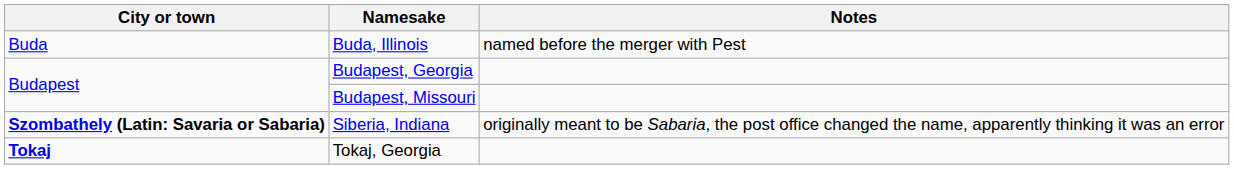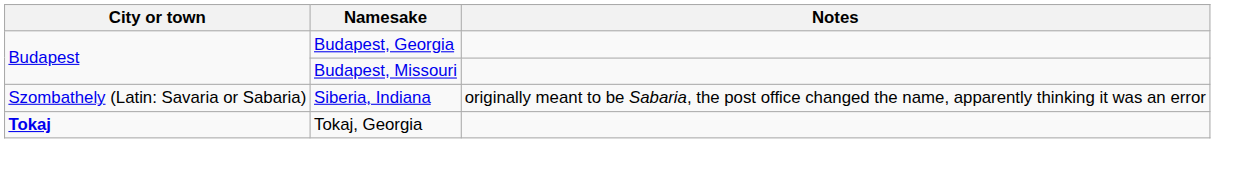- row: (380, 44)
(167, 124) bold -> (157, 97) normal
